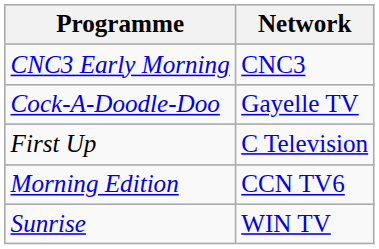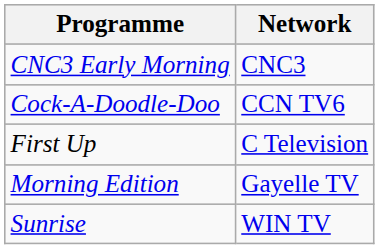(300, 104) Gayelle TV -> (293, 104) CCN TV6
(293, 183) CCN TV6 -> (300, 183) Gayelle TV
